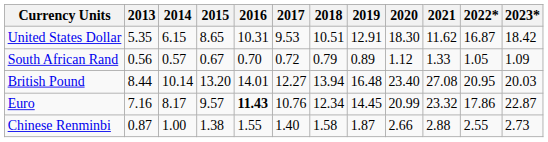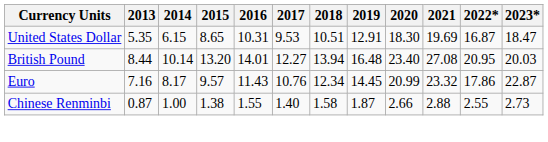(442, 37) 11.62 -> (442, 37) 19.69
(521, 37) 18.42 -> (521, 37) 18.47
- row: (63, 59)
(253, 103) bold -> (253, 81) normal
